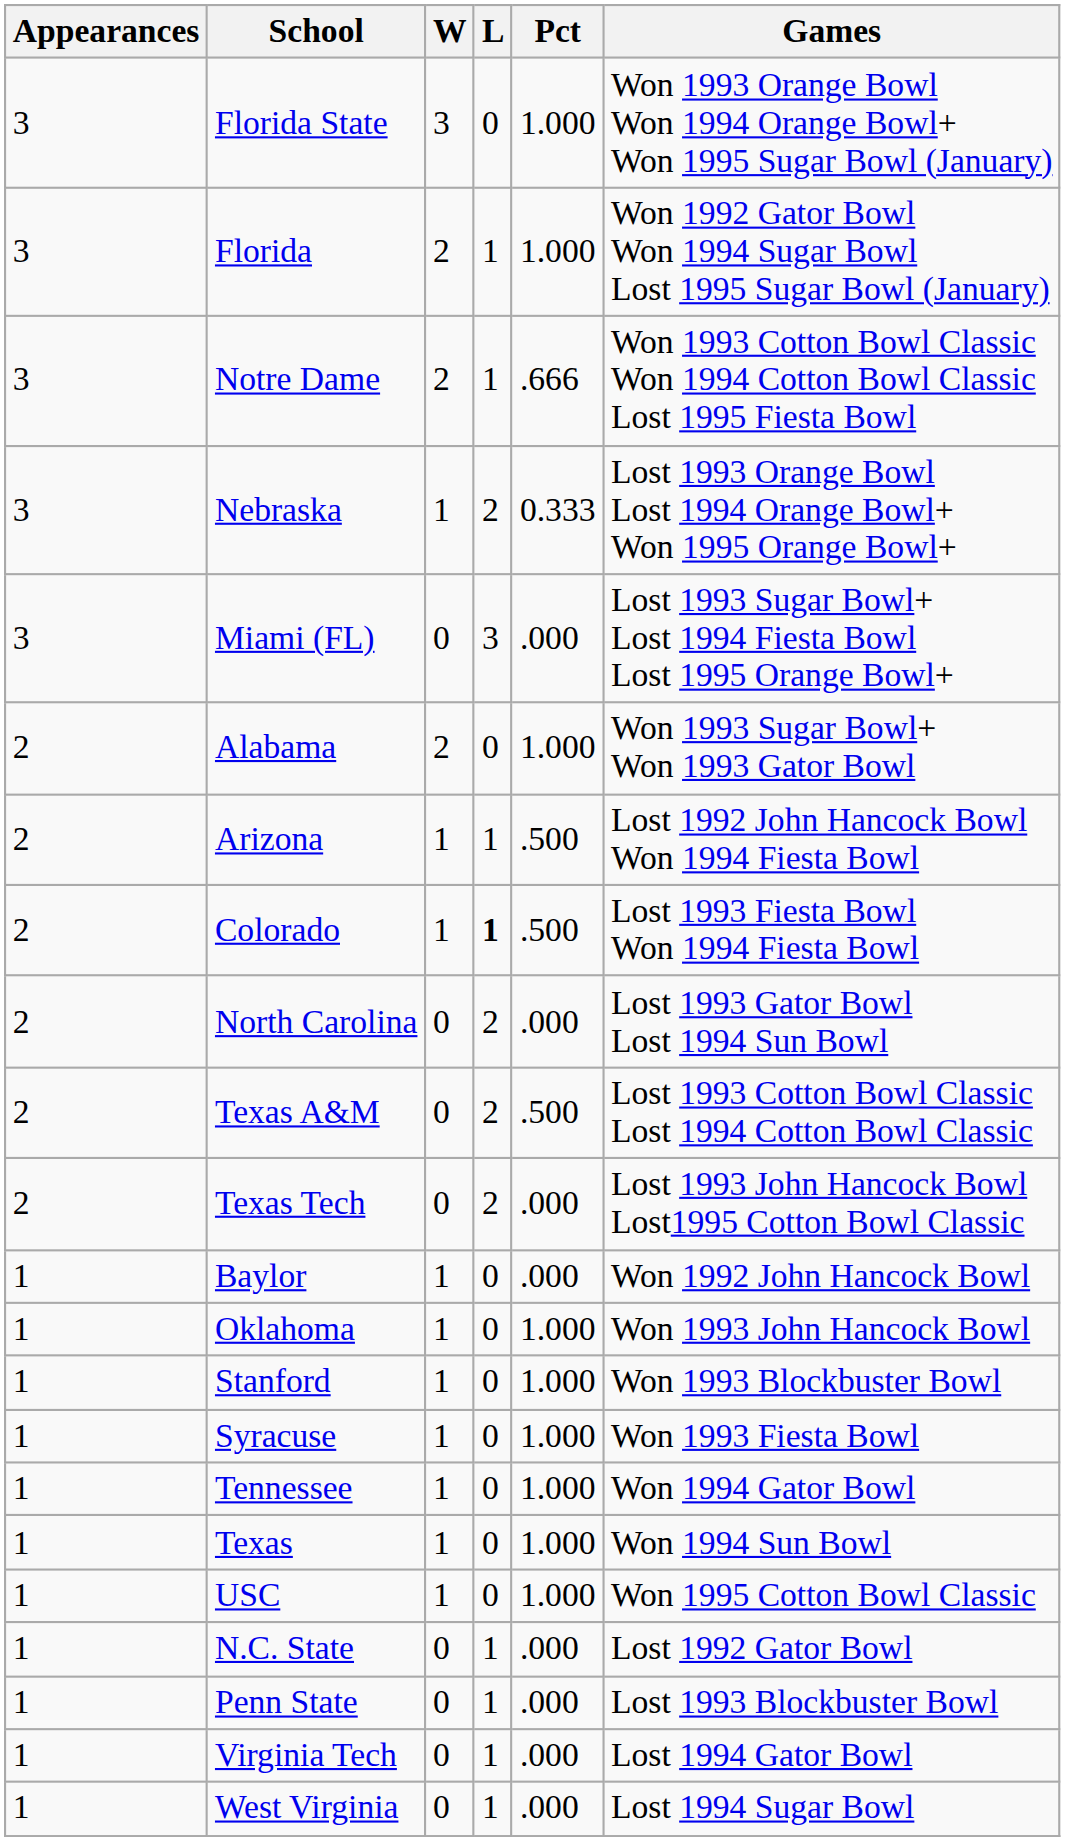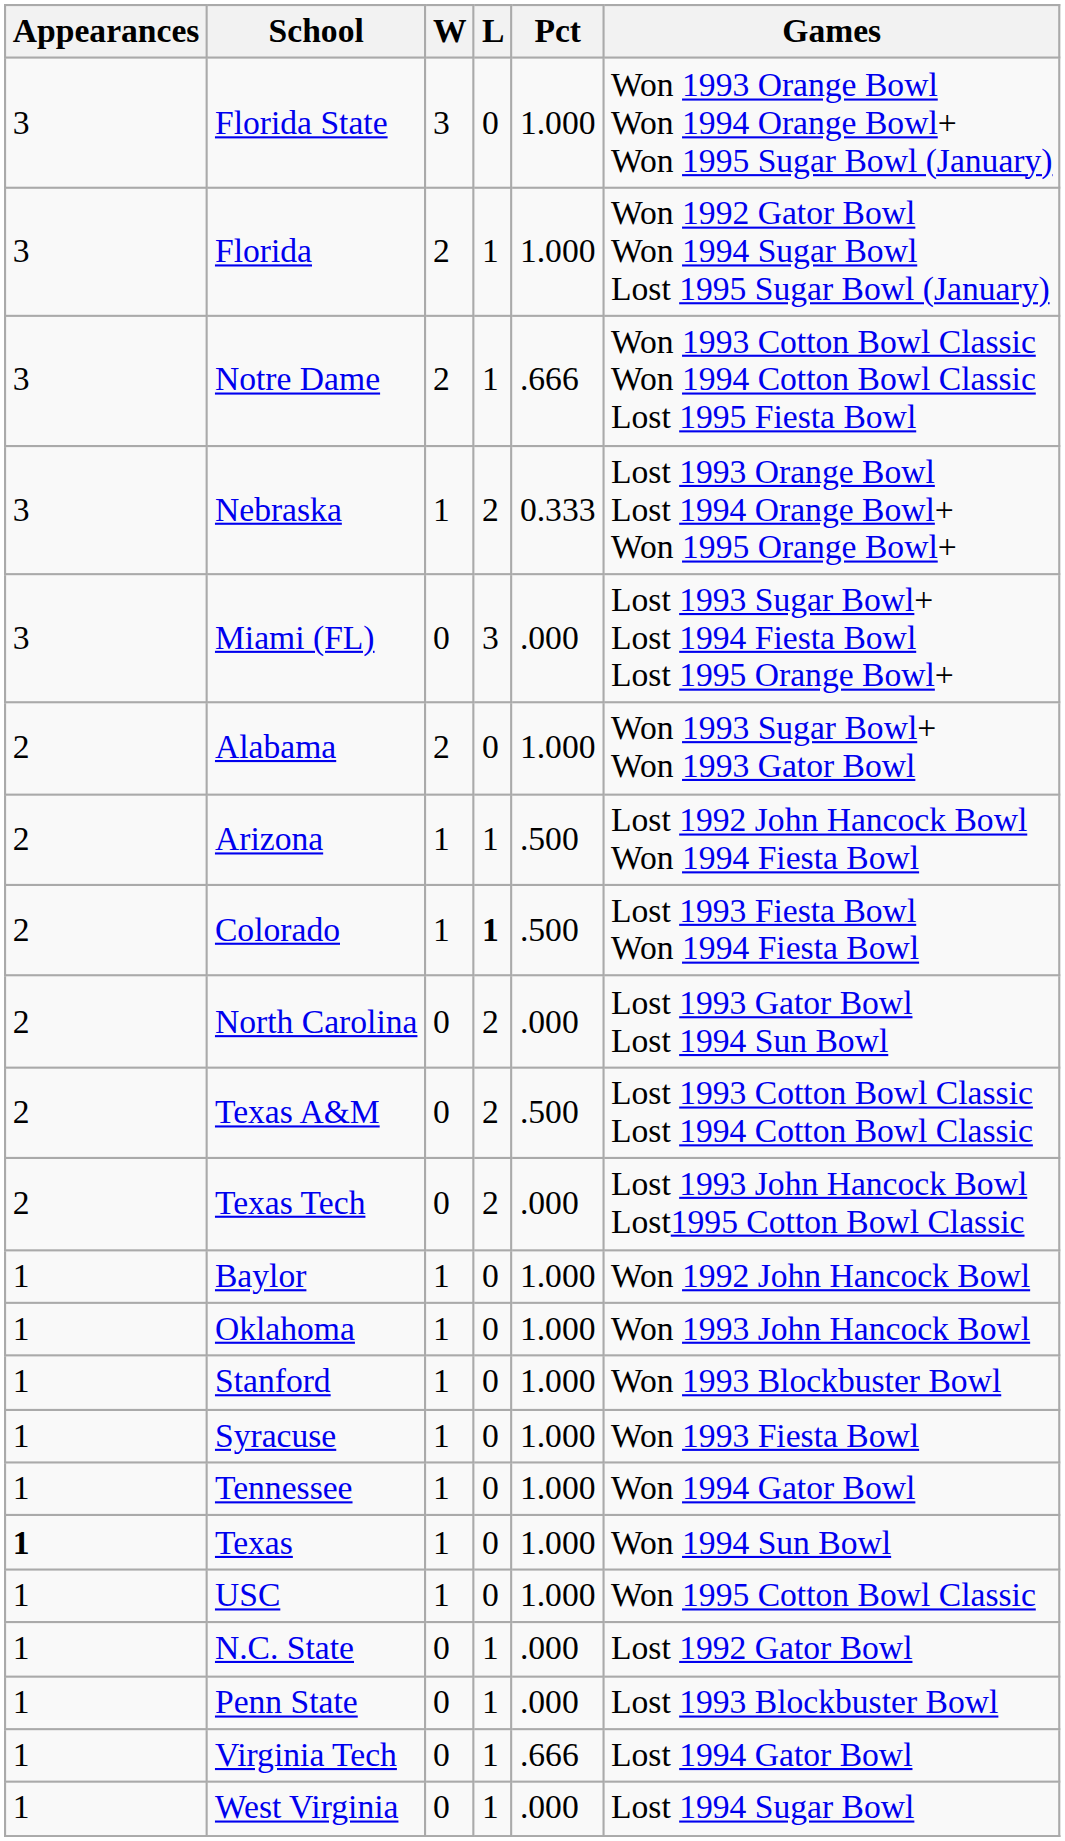(549, 1275) .000 -> (558, 1275) 1.000
(21, 1541) normal -> (21, 1541) bold
(549, 1754) .000 -> (549, 1754) .666
